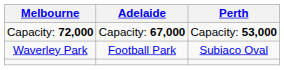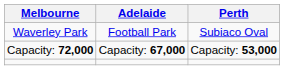rows swapped: (50, 50) <-> (50, 31)
